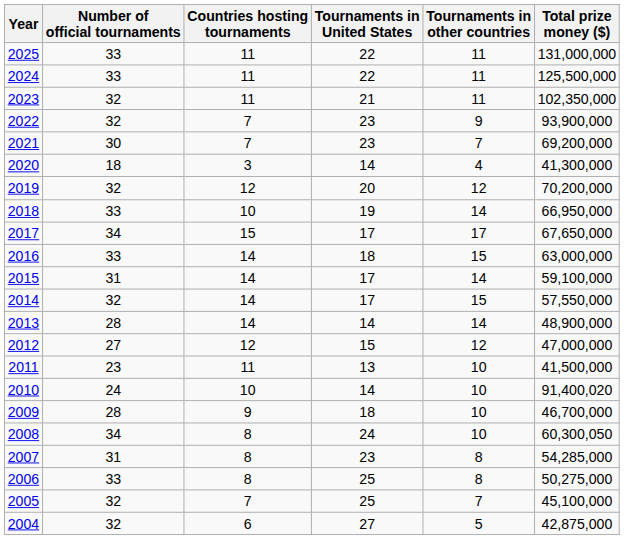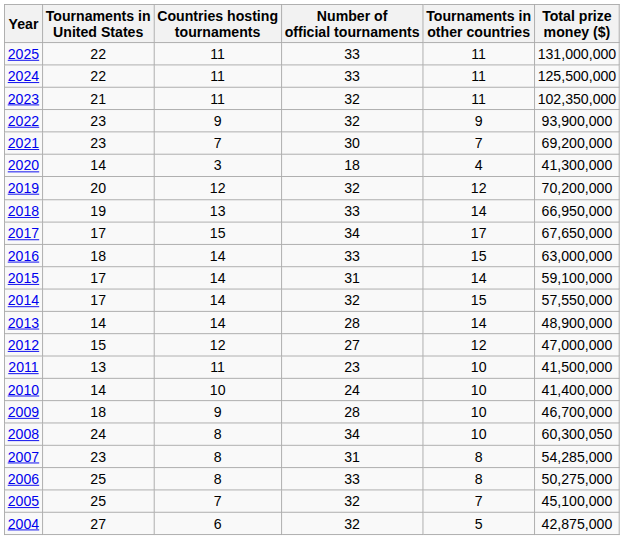columns swapped: (113, 24) <-> (367, 24)
(248, 121) 7 -> (218, 121) 9
(248, 211) 10 -> (218, 211) 13
(577, 390) 91,400,020 -> (577, 390) 41,400,000
